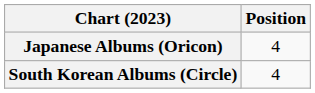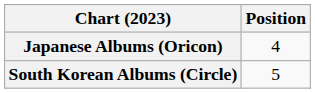(276, 74) 4 -> (276, 74) 5
